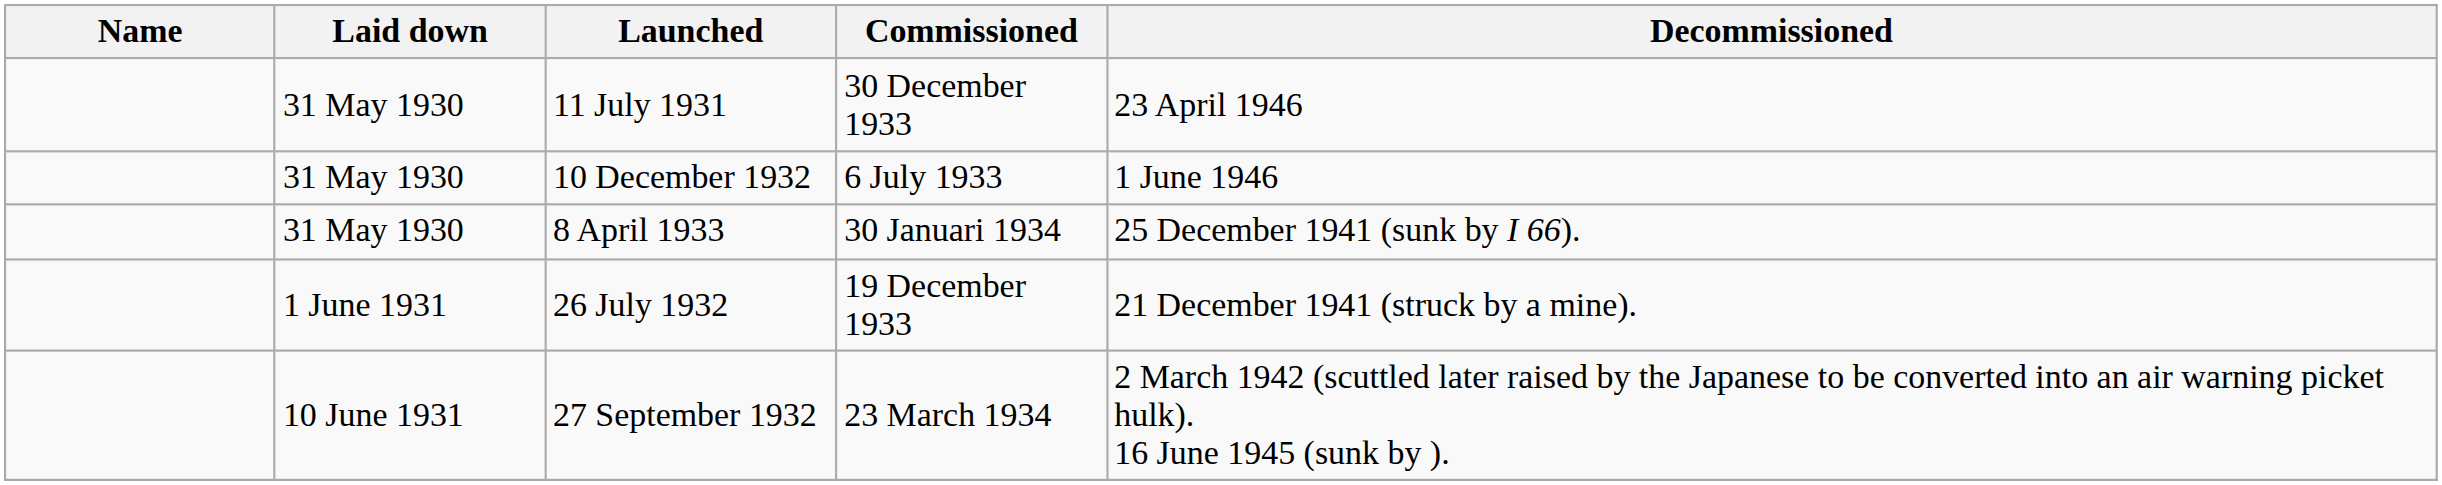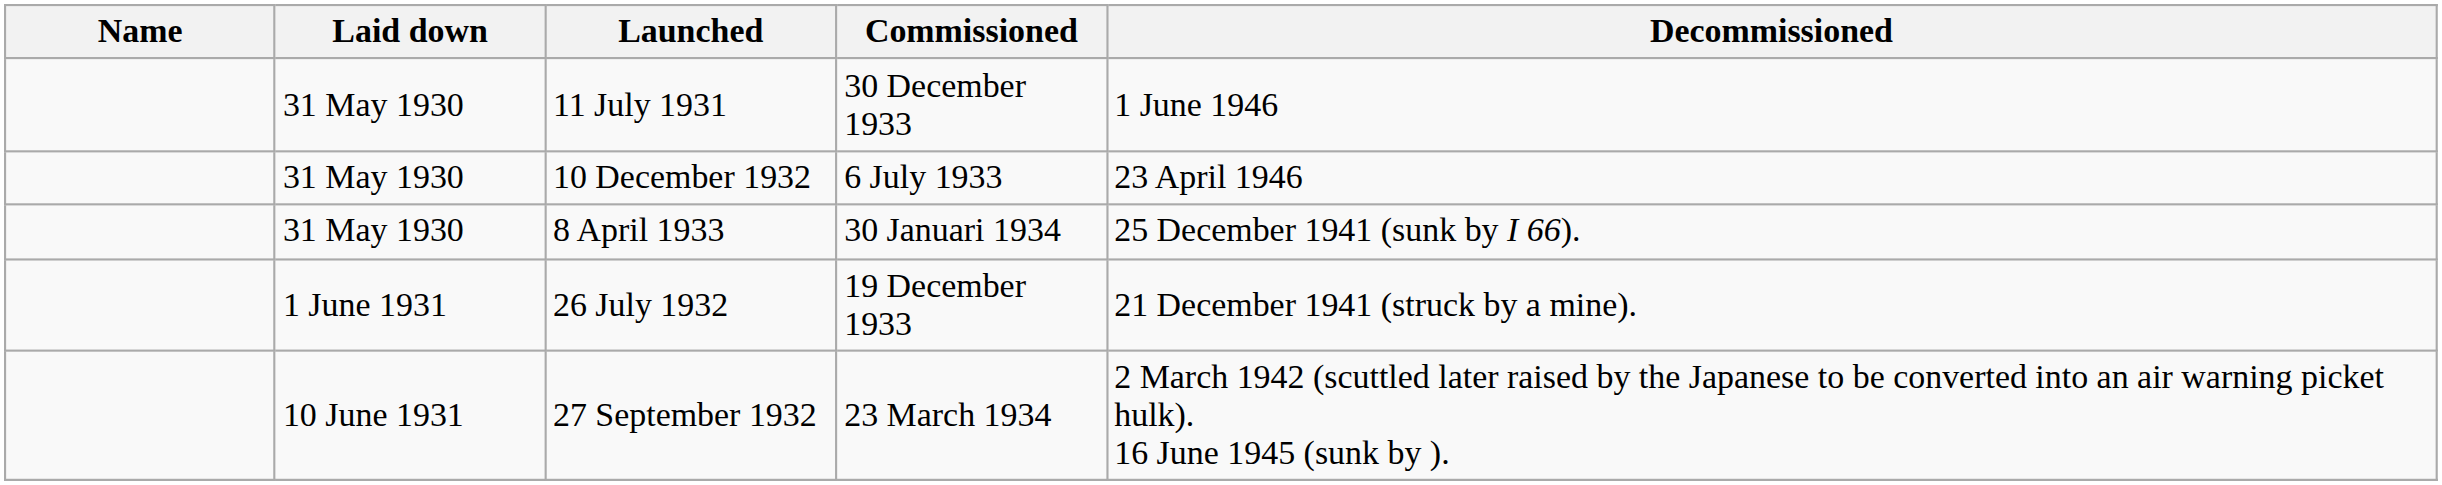(1208, 104) 23 April 1946 -> (1196, 104) 1 June 1946
(1196, 177) 1 June 1946 -> (1208, 177) 23 April 1946
